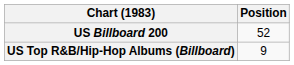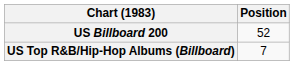(263, 51) 9 -> (263, 51) 7
